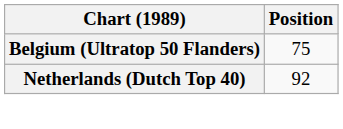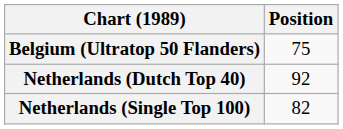+ row: (134, 108)
